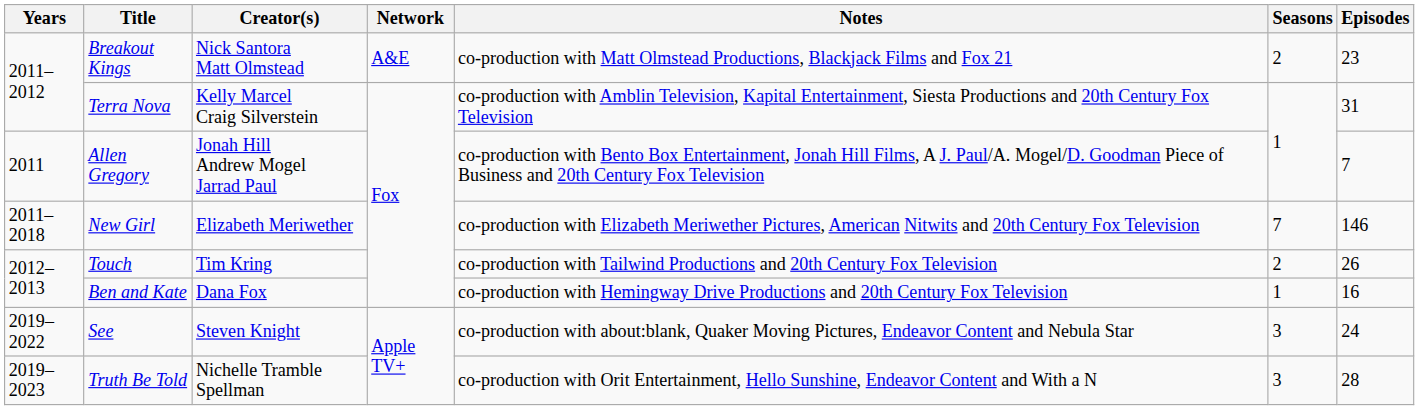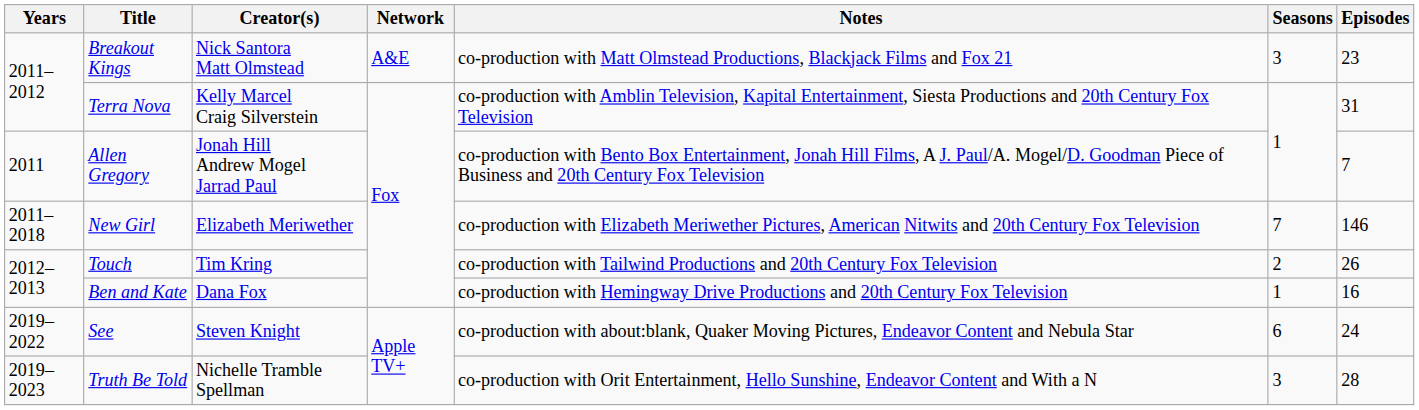(1277, 57) 2 -> (1277, 57) 3
(1277, 331) 3 -> (1277, 331) 6
